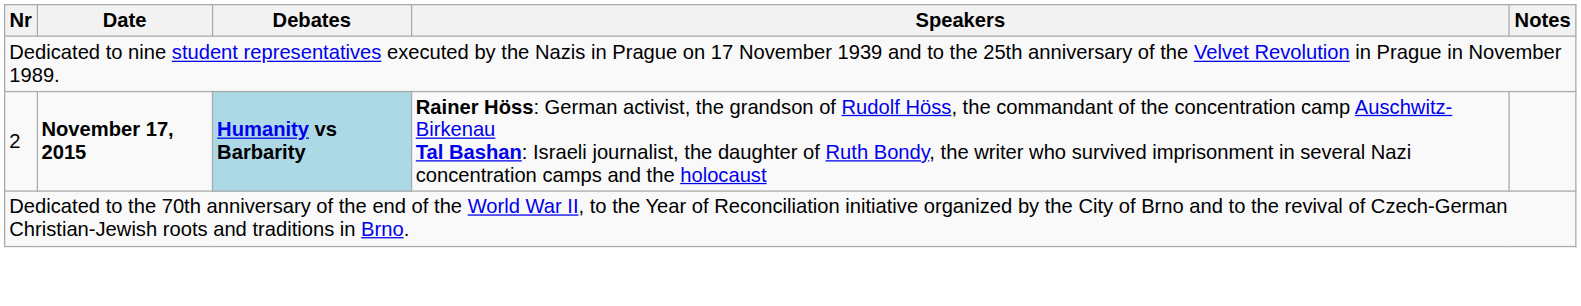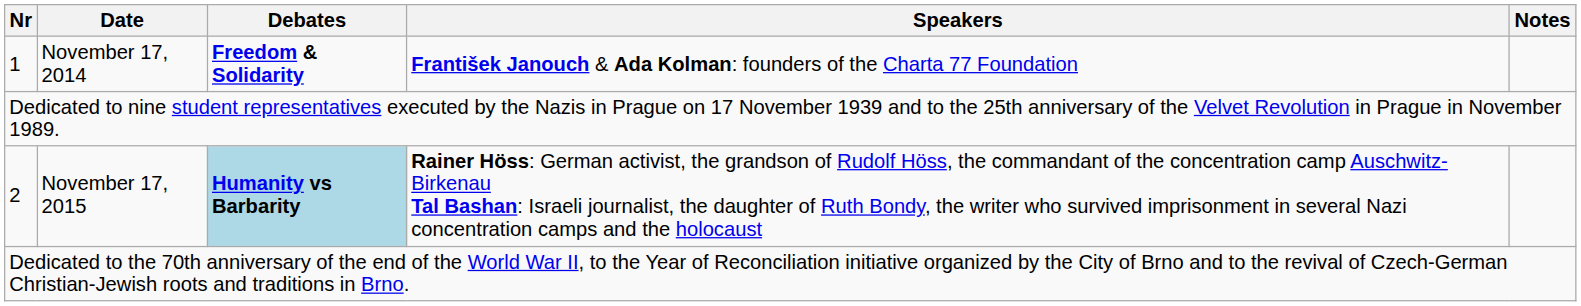+ row: (15, 63)
(108, 141) bold -> (105, 195) normal
